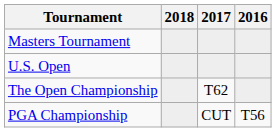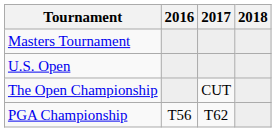columns swapped: (253, 16) <-> (179, 16)
(216, 90) T62 -> (216, 90) CUT
(216, 115) CUT -> (216, 115) T62
